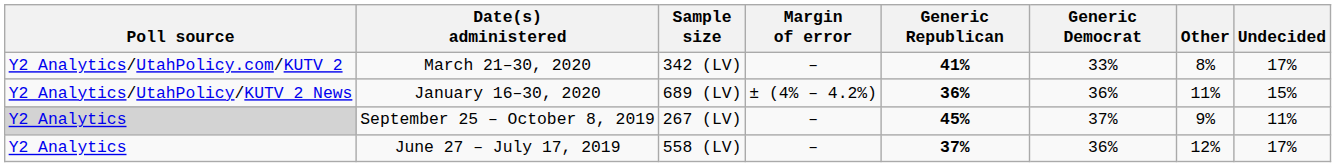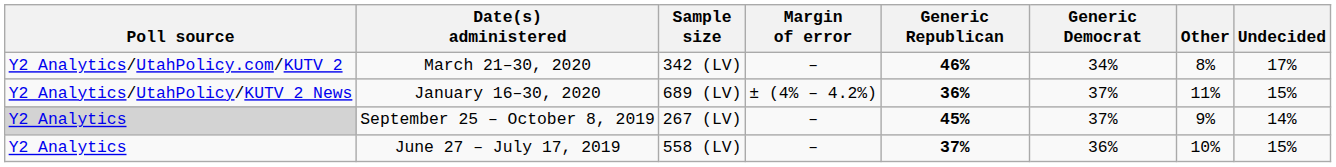(955, 65) 41% -> (955, 65) 46%
(1103, 65) 33% -> (1103, 65) 34%
(1103, 93) 36% -> (1103, 93) 37%
(1282, 120) 11% -> (1282, 120) 14%
(1205, 148) 12% -> (1205, 148) 10%
(1282, 148) 17% -> (1282, 148) 15%
